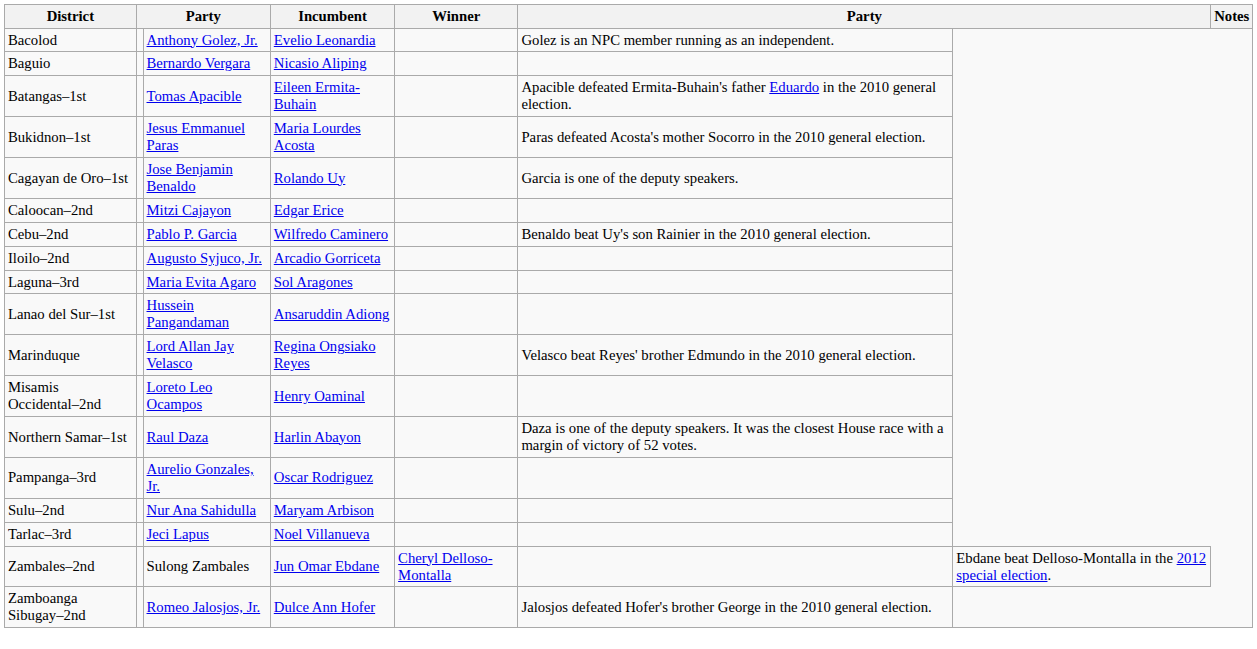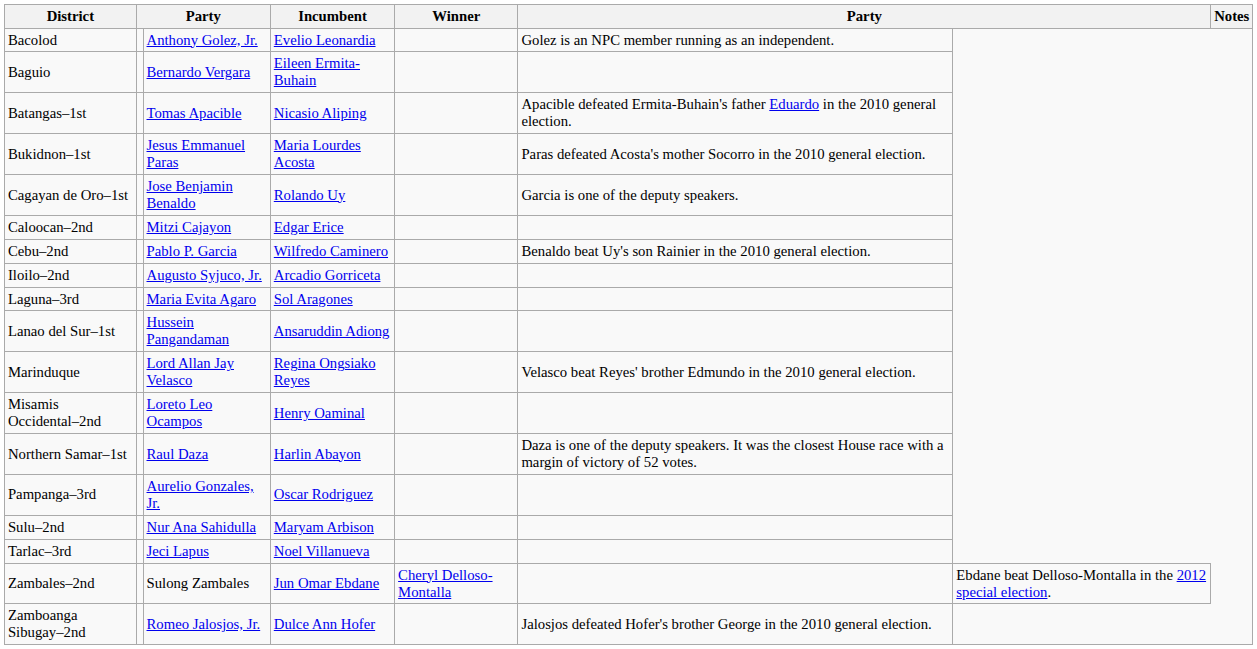(320, 63) Nicasio Aliping -> (317, 72) Eileen Ermita-Buhain
(317, 96) Eileen Ermita-Buhain -> (320, 113) Nicasio Aliping
